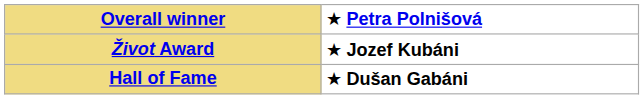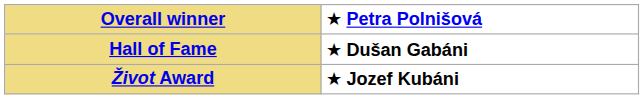rows swapped: (163, 79) <-> (163, 49)
